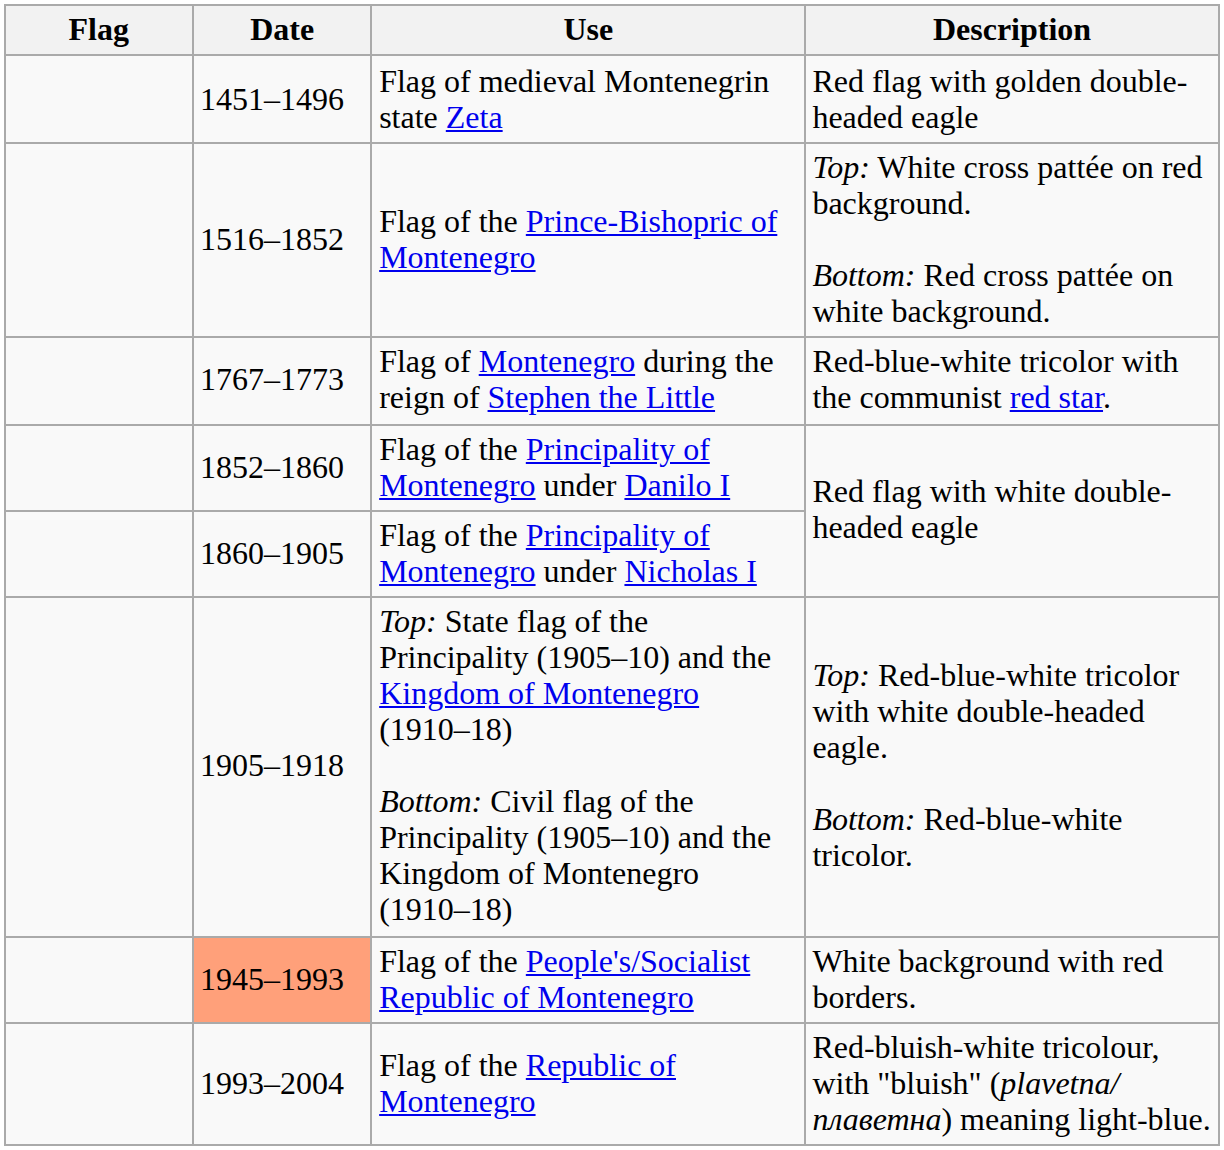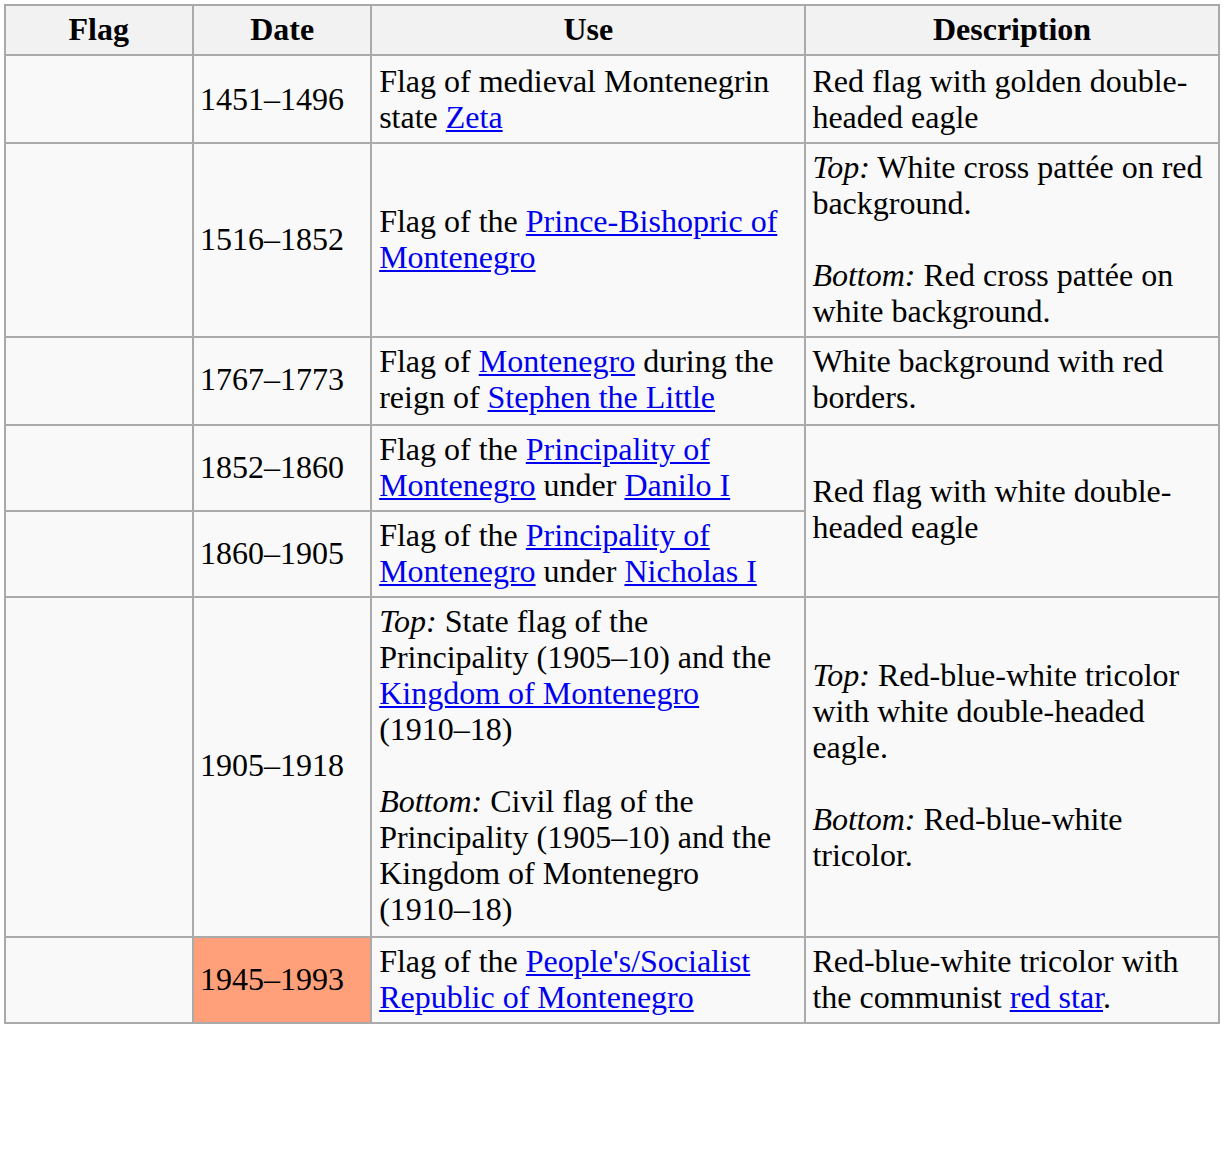(995, 380) Red-blue-white tricolor with the communist red star. -> (988, 380) White background with red borders.
(988, 979) White background with red borders. -> (995, 979) Red-blue-white tricolor with the communist red star.
- row: (528, 1083)
